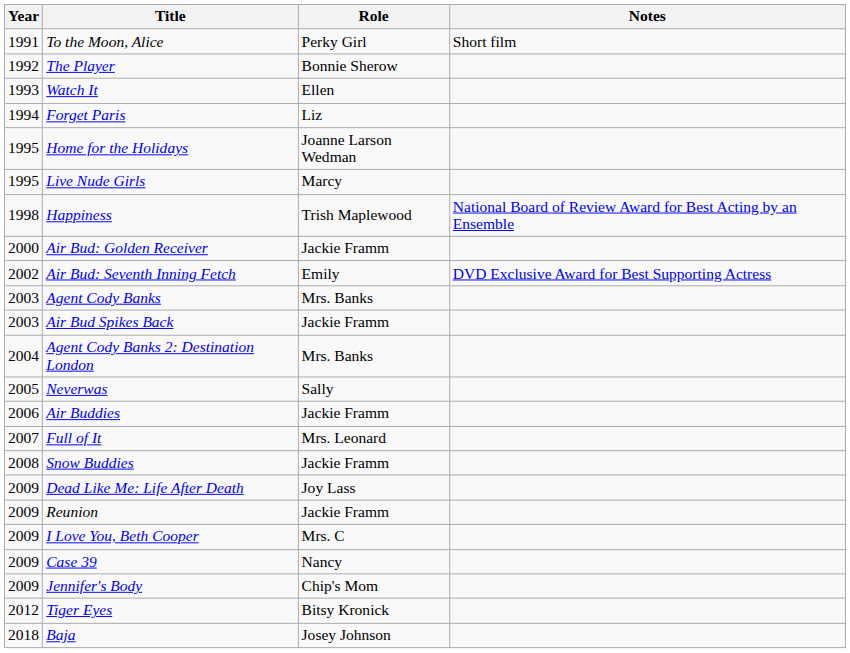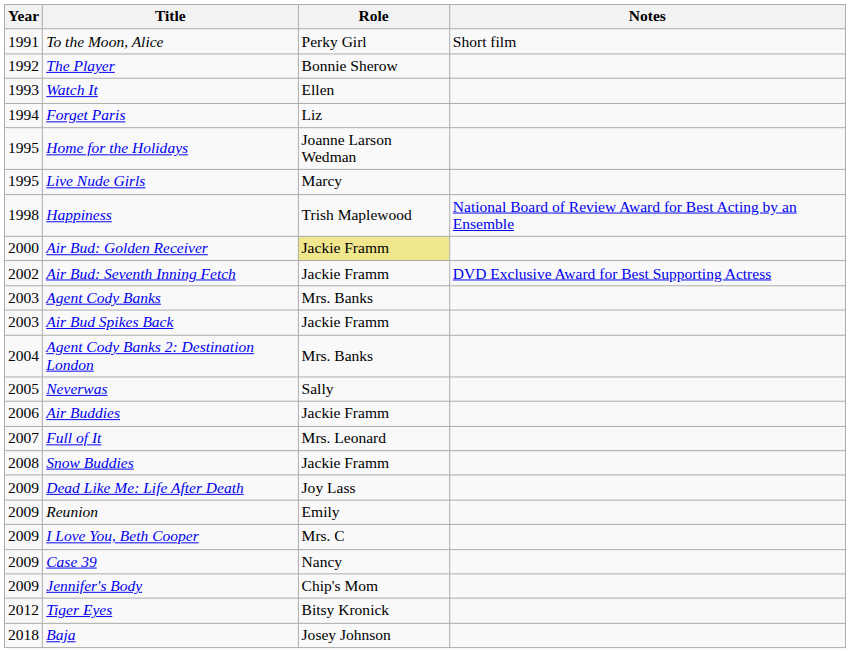(345, 248) no background -> (345, 248) khaki background
(321, 273) Emily -> (345, 273) Jackie Framm
(345, 512) Jackie Framm -> (321, 512) Emily
